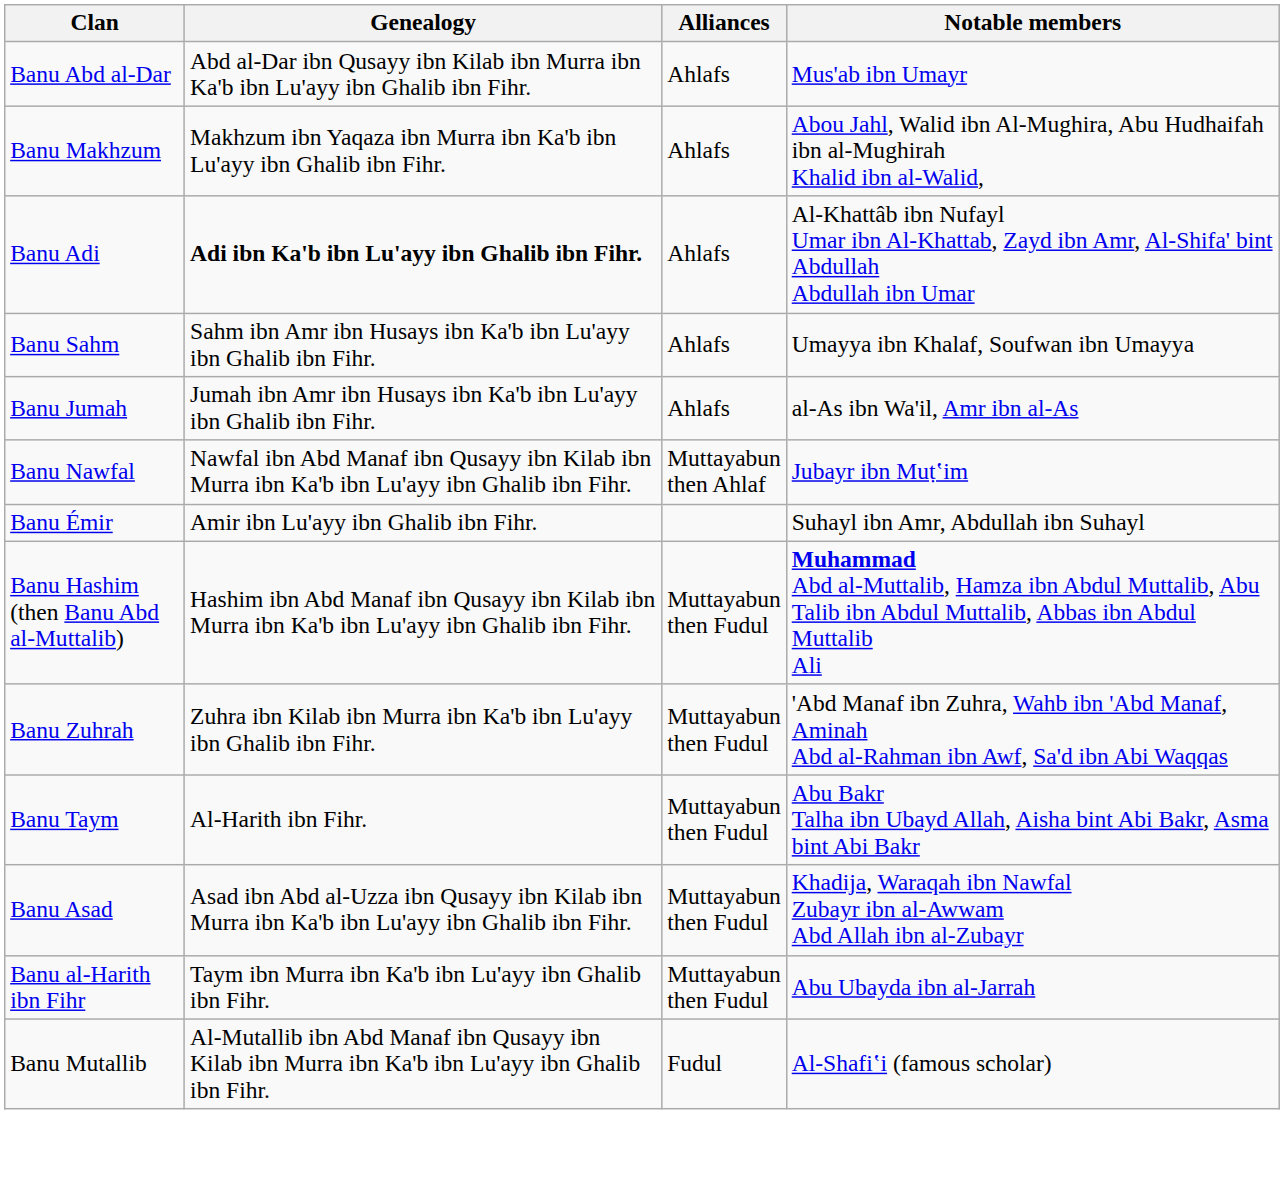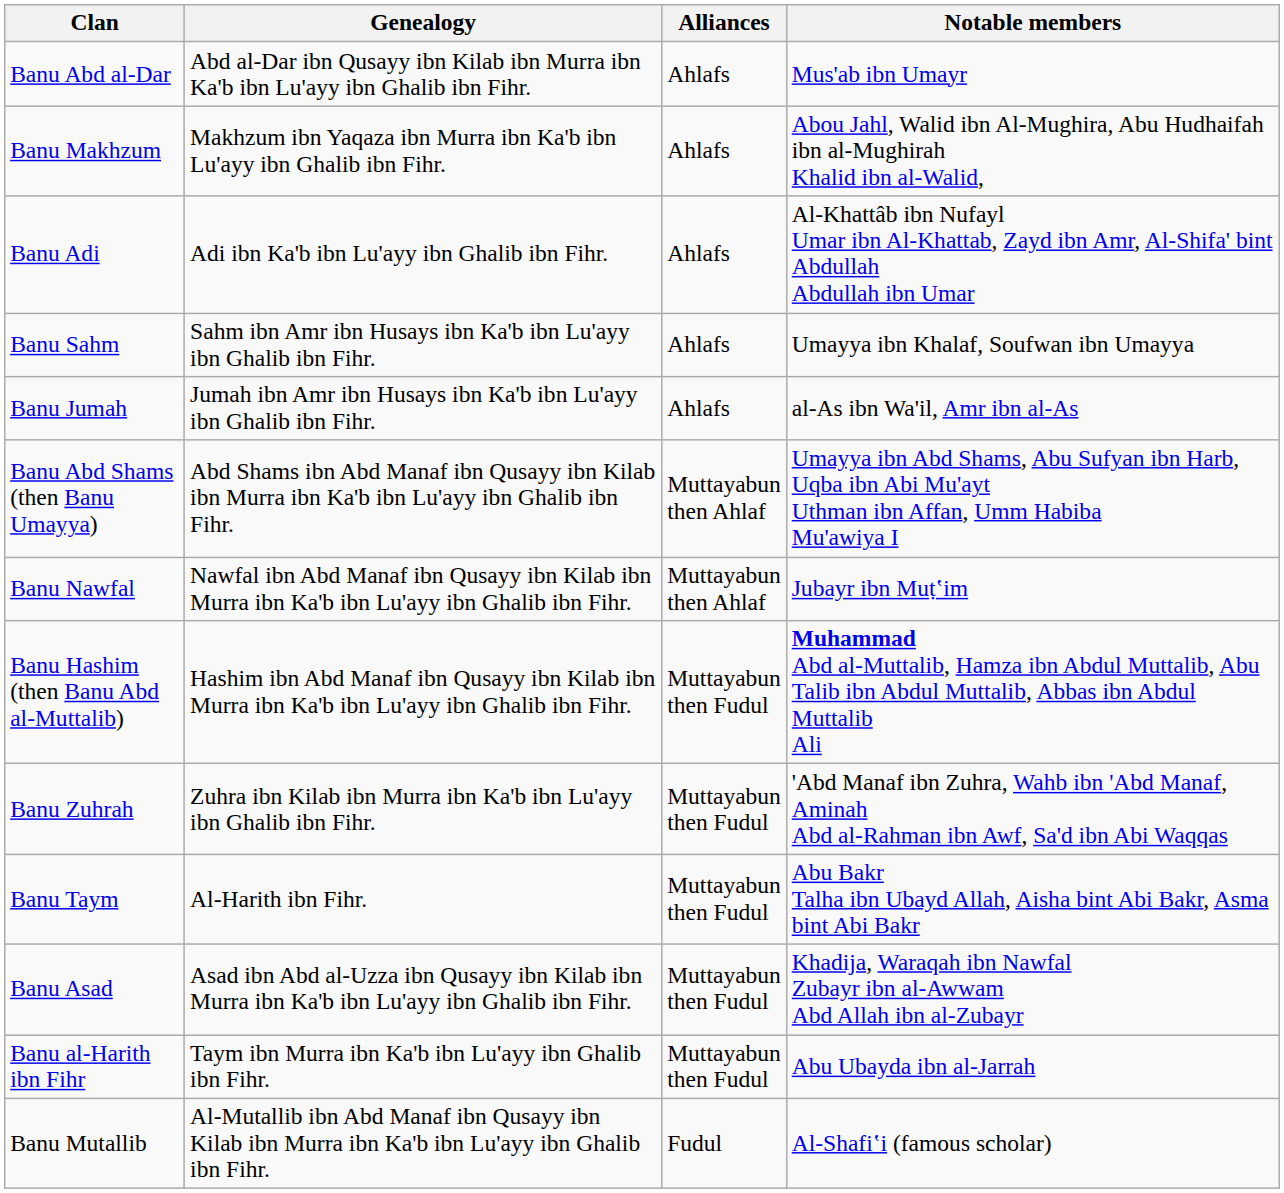(416, 254) bold -> (399, 254) normal
+ row: (92, 498)
- row: (61, 522)
